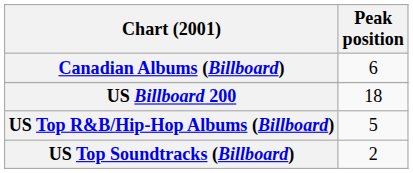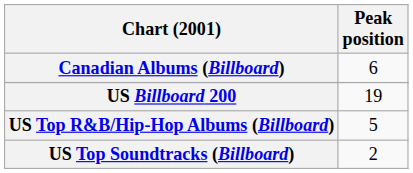(373, 96) 18 -> (373, 96) 19
